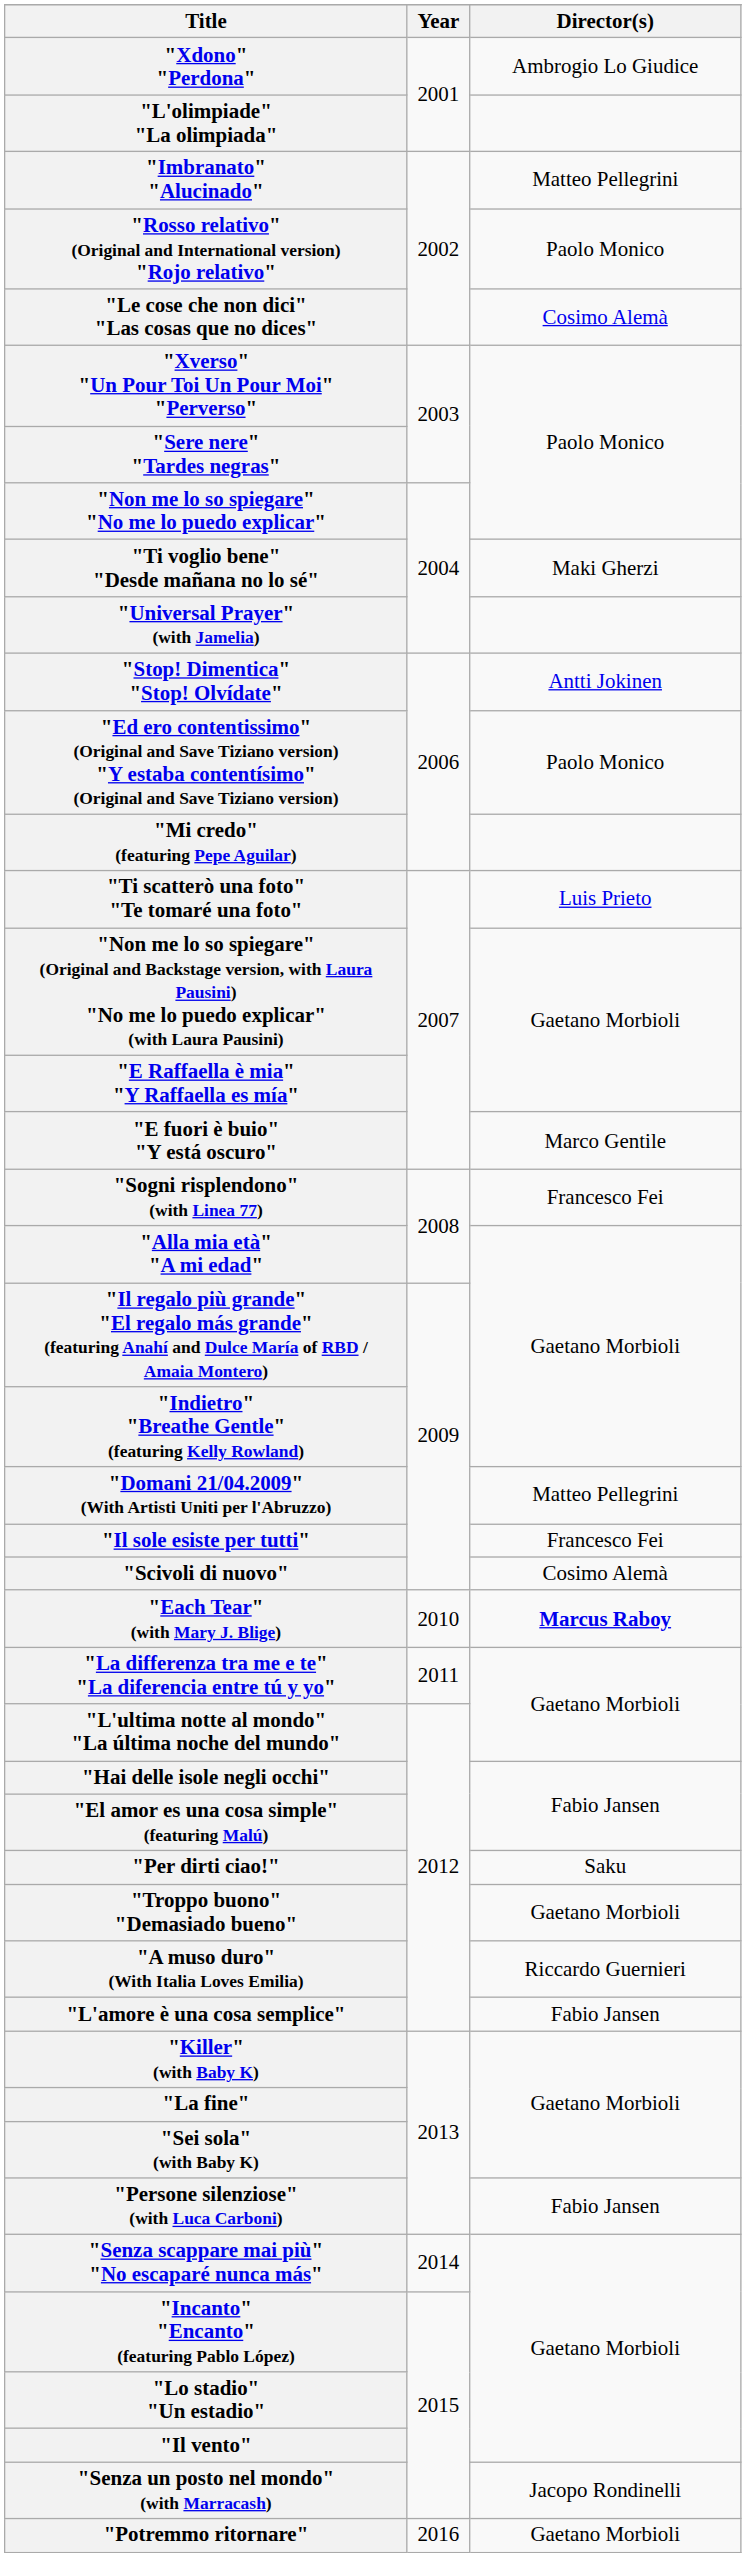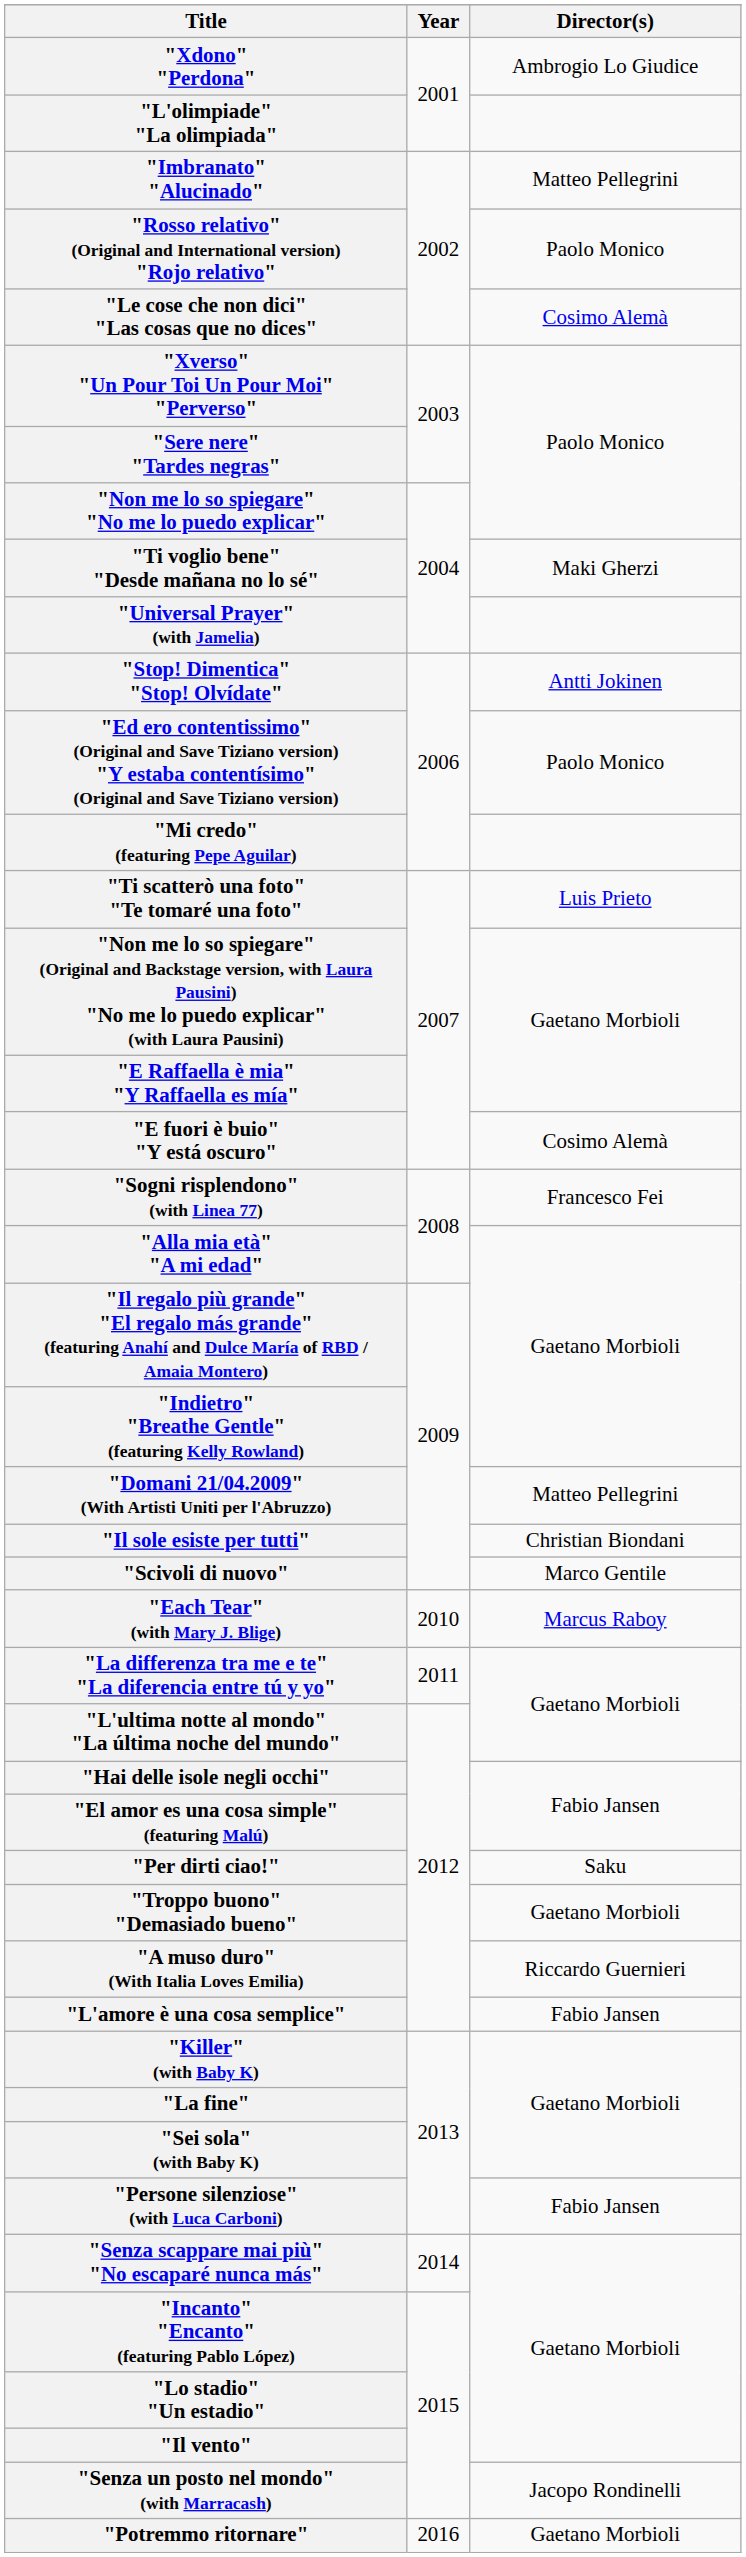(605, 1140) Marco Gentile -> (605, 1140) Cosimo Alemà
(605, 1540) Francesco Fei -> (605, 1540) Christian Biondani
(605, 1573) Cosimo Alemà -> (605, 1573) Marco Gentile
(605, 1618) bold -> (605, 1618) normal
